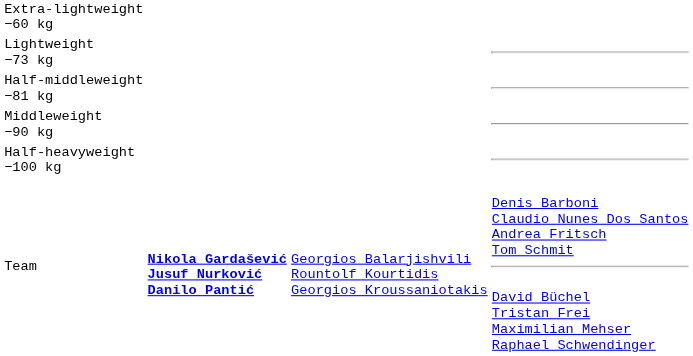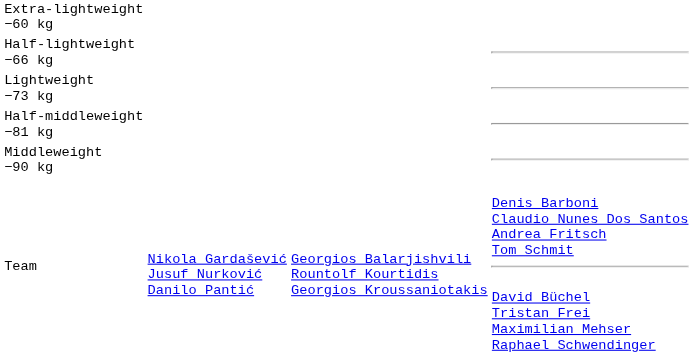+ row: (70, 53)
- row: (70, 160)
(217, 274) bold -> (217, 274) normal
